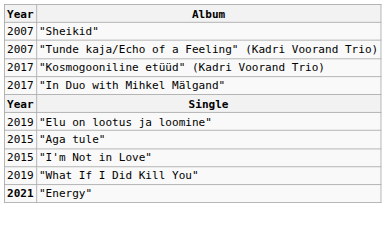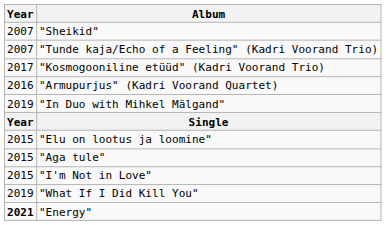+ row: (159, 85)
(20, 85) 2017 -> (20, 103) 2019
(20, 121) 2019 -> (20, 139) 2015
